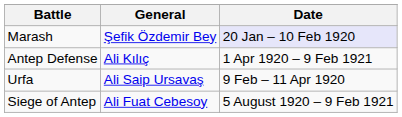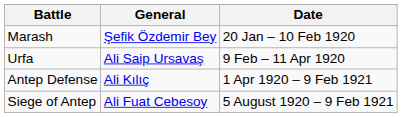(289, 36) lavender background -> (289, 36) no background
rows swapped: (20, 79) <-> (53, 58)
